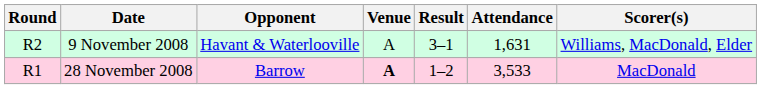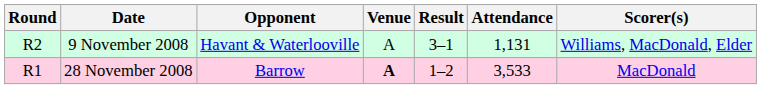(512, 44) 1,631 -> (512, 44) 1,131
